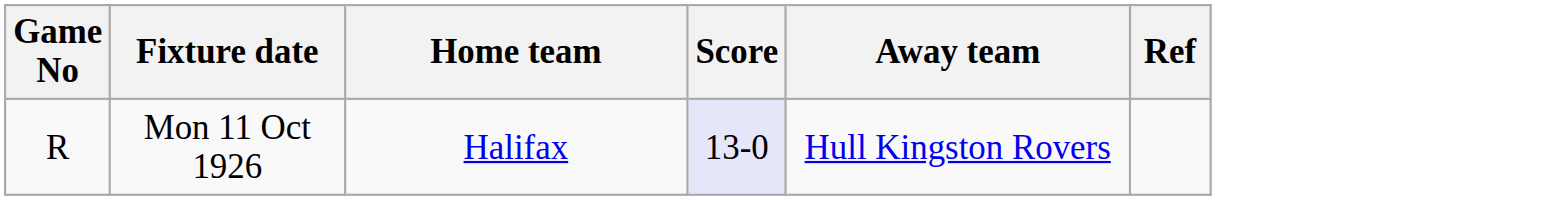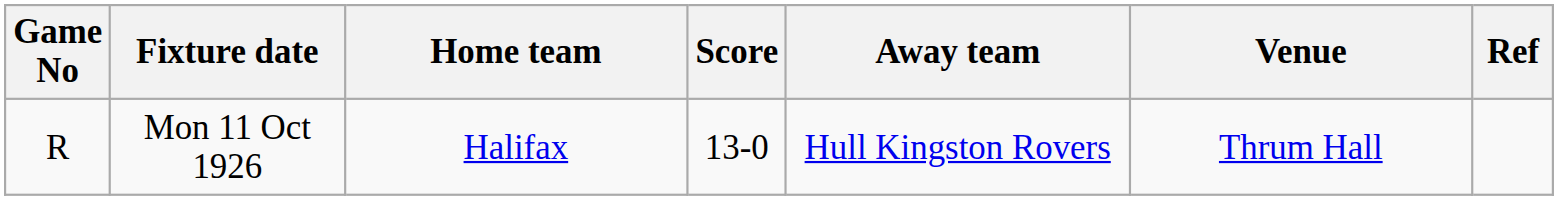+ column: (1301, 51)
(737, 146) lavender background -> (737, 146) no background
